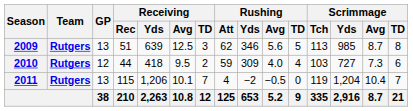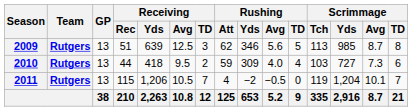(103, 64) 12 -> (103, 64) 13
(183, 81) 10.1 -> (183, 81) 10.5
(375, 81) 10.4 -> (375, 81) 10.1
